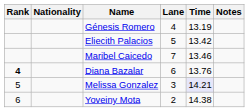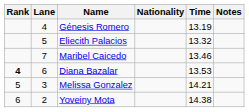columns swapped: (173, 12) <-> (57, 12)
(200, 41) 13.42 -> (200, 41) 13.32
(200, 71) 13.76 -> (200, 71) 13.53
(200, 85) lavender background -> (200, 85) no background
